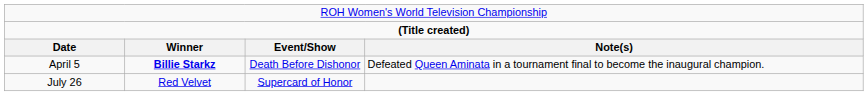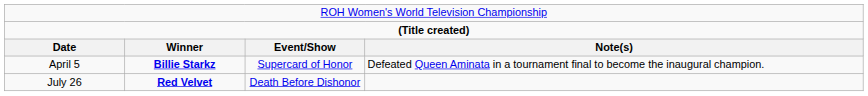(305, 64) Death Before Dishonor -> (305, 64) Supercard of Honor
(185, 82) normal -> (185, 82) bold
(305, 82) Supercard of Honor -> (305, 82) Death Before Dishonor
